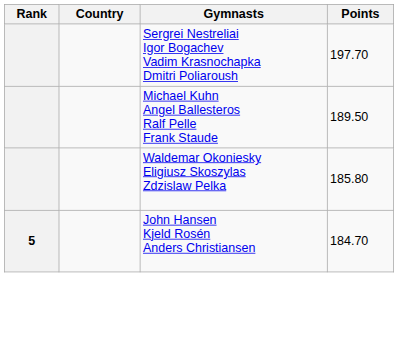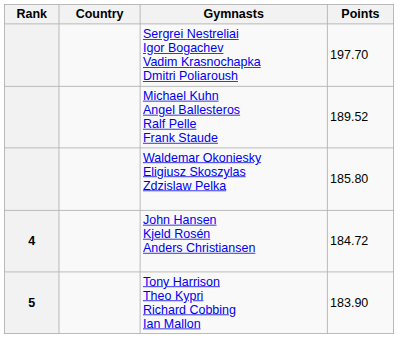(349, 117) 189.50 -> (349, 117) 189.52
(32, 240) 5 -> (32, 240) 4
(349, 240) 184.70 -> (349, 240) 184.72
+ row: (189, 302)
